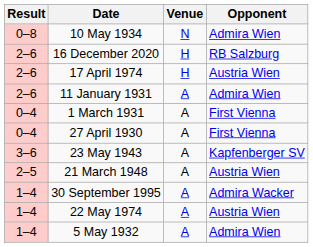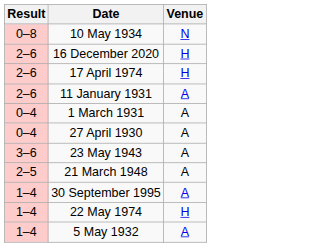- column: (257, 14)
(185, 212) A -> (185, 212) H
